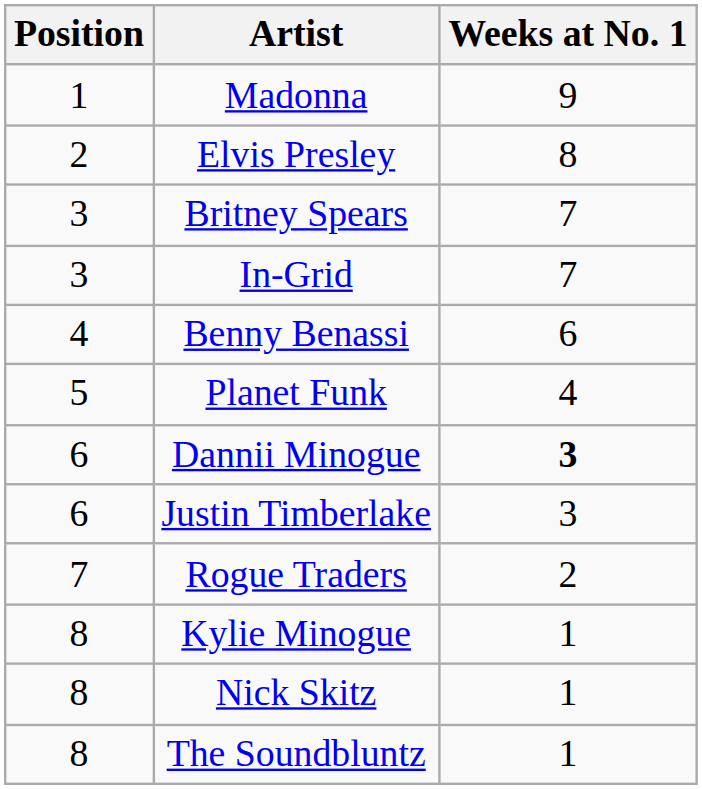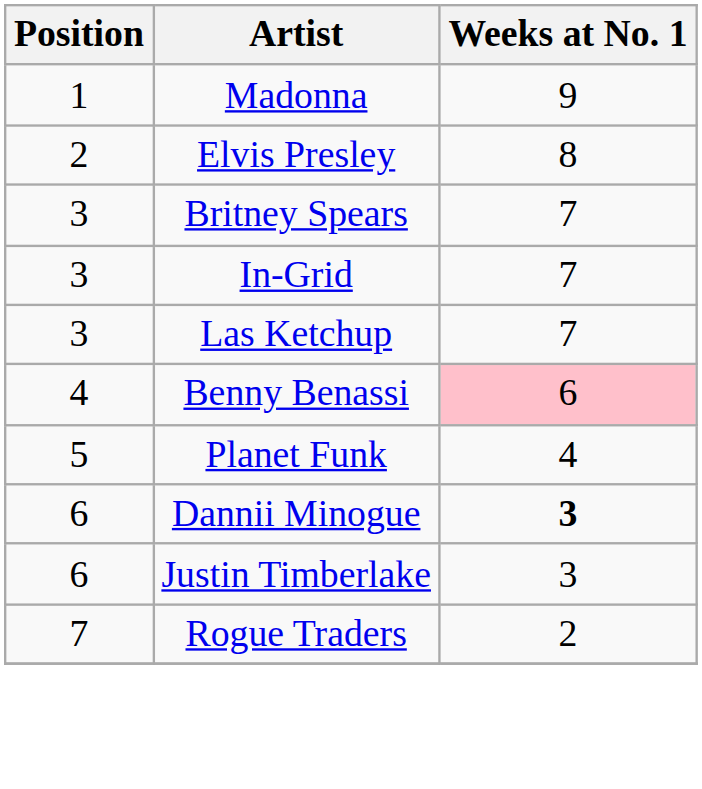+ row: (296, 333)
(568, 333) no background -> (568, 393) pink background
- row: (296, 633)
- row: (296, 693)
- row: (296, 753)
